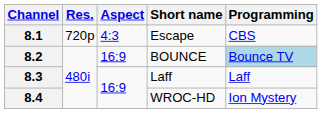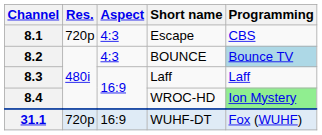(113, 56) 16:9 -> (110, 56) 4:3
(262, 98) no background -> (262, 98) lightgreen background
+ row: (33, 119)
